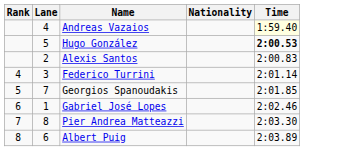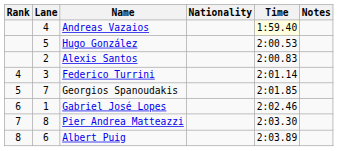+ column: (316, 12)
(277, 44) bold -> (277, 44) normal
